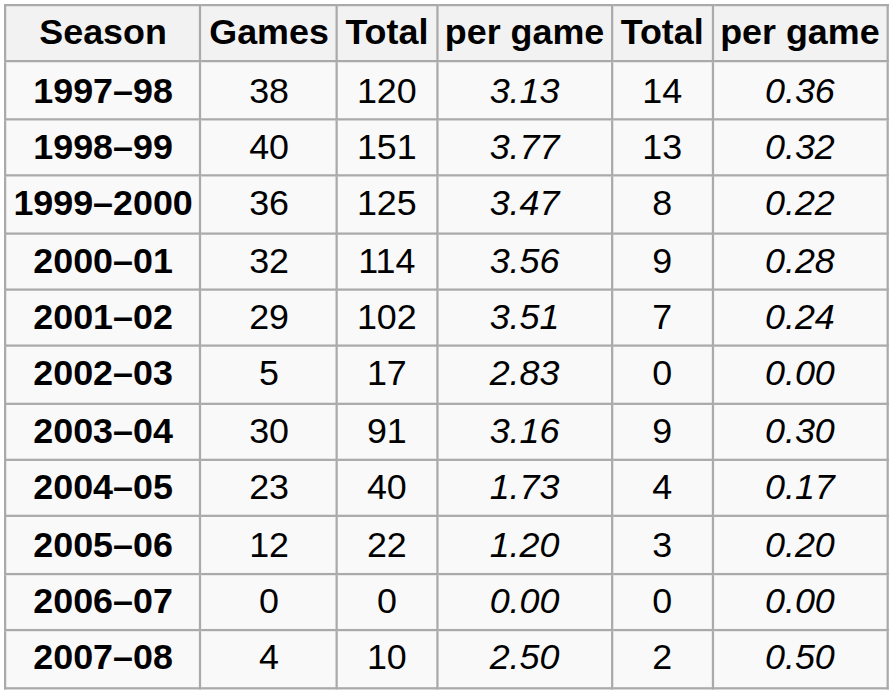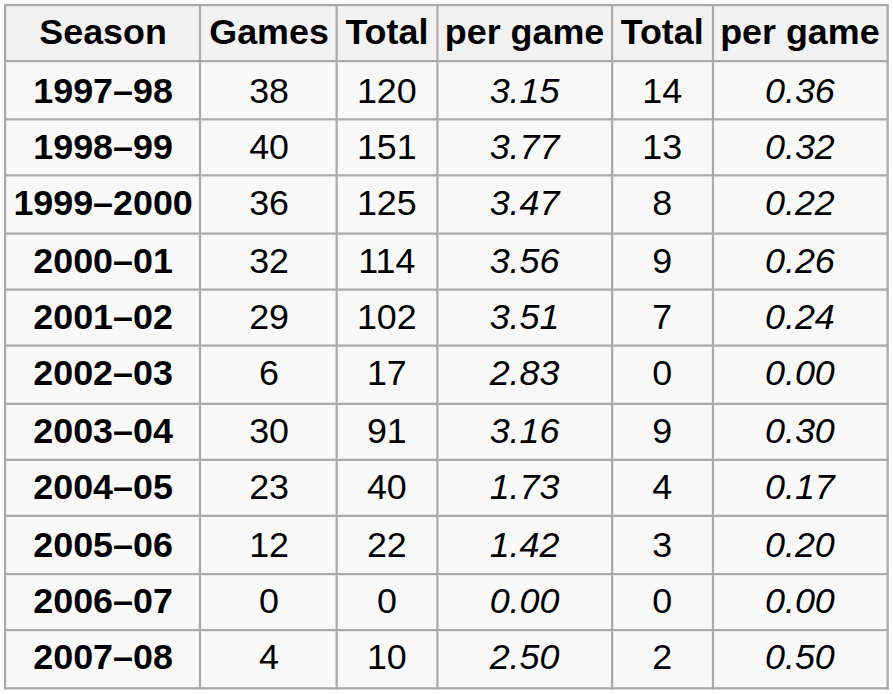(525, 89) 3.13 -> (525, 89) 3.15
(800, 260) 0.28 -> (800, 260) 0.26
(269, 373) 5 -> (269, 373) 6
(525, 544) 1.20 -> (525, 544) 1.42
